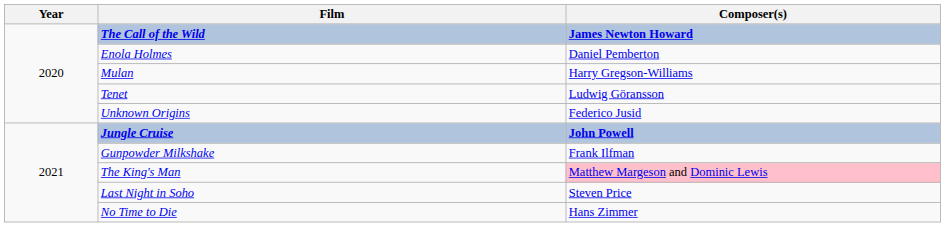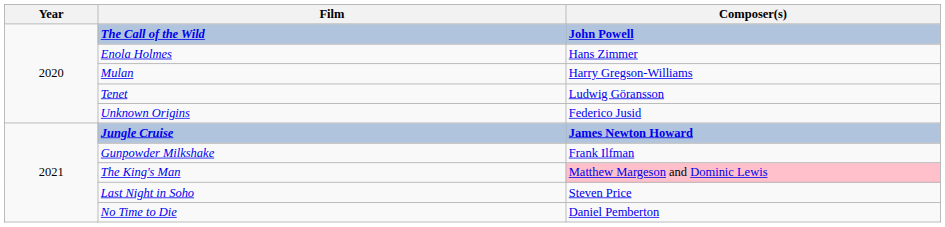(631, 34) James Newton Howard -> (601, 34) John Powell
(614, 53) Daniel Pemberton -> (603, 53) Hans Zimmer
(601, 133) John Powell -> (631, 133) James Newton Howard
(603, 212) Hans Zimmer -> (614, 212) Daniel Pemberton
